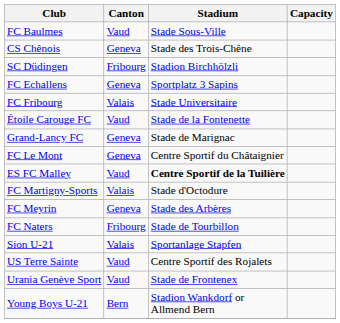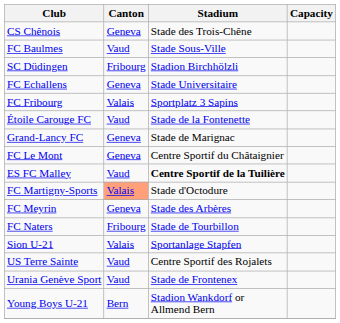rows swapped: (35, 31) <-> (34, 48)
(194, 84) Sportplatz 3 Sapins -> (194, 84) Stade Universitaire
(194, 102) Stade Universitaire -> (194, 102) Sportplatz 3 Sapins
(120, 191) no background -> (120, 191) lightsalmon background
